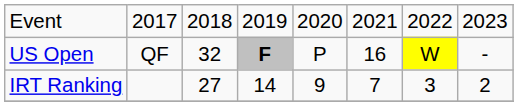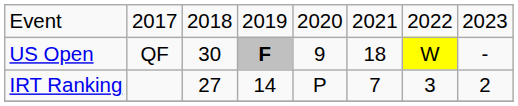(210, 54) 32 -> (210, 54) 30
(320, 54) P -> (320, 54) 9
(375, 54) 16 -> (375, 54) 18
(320, 86) 9 -> (320, 86) P
